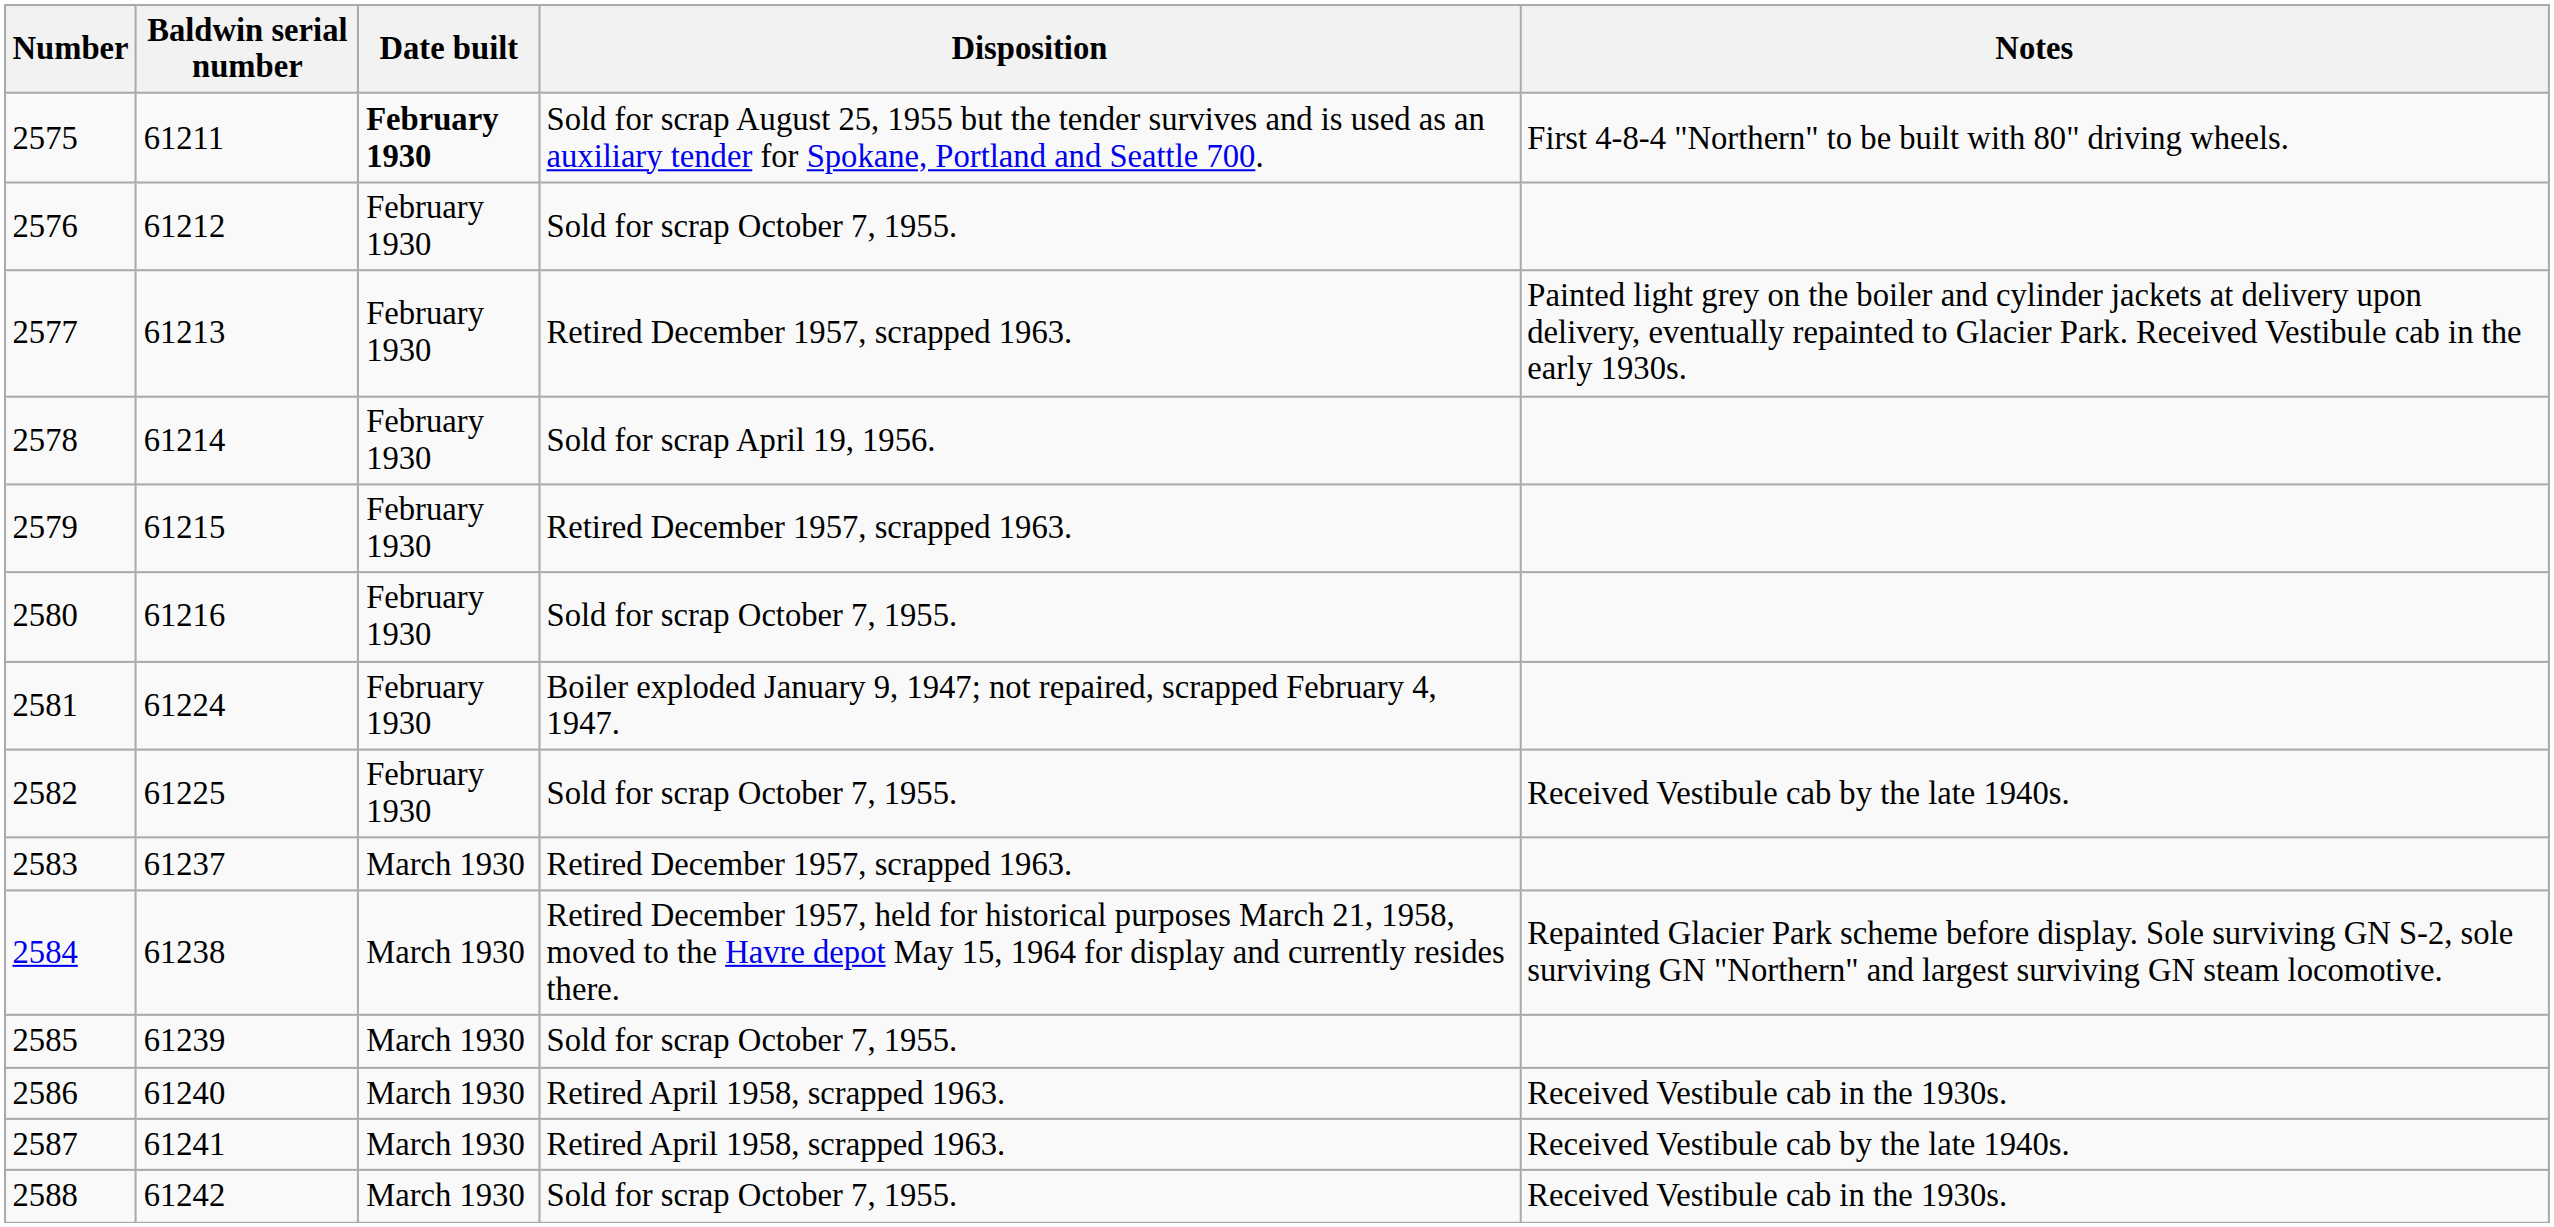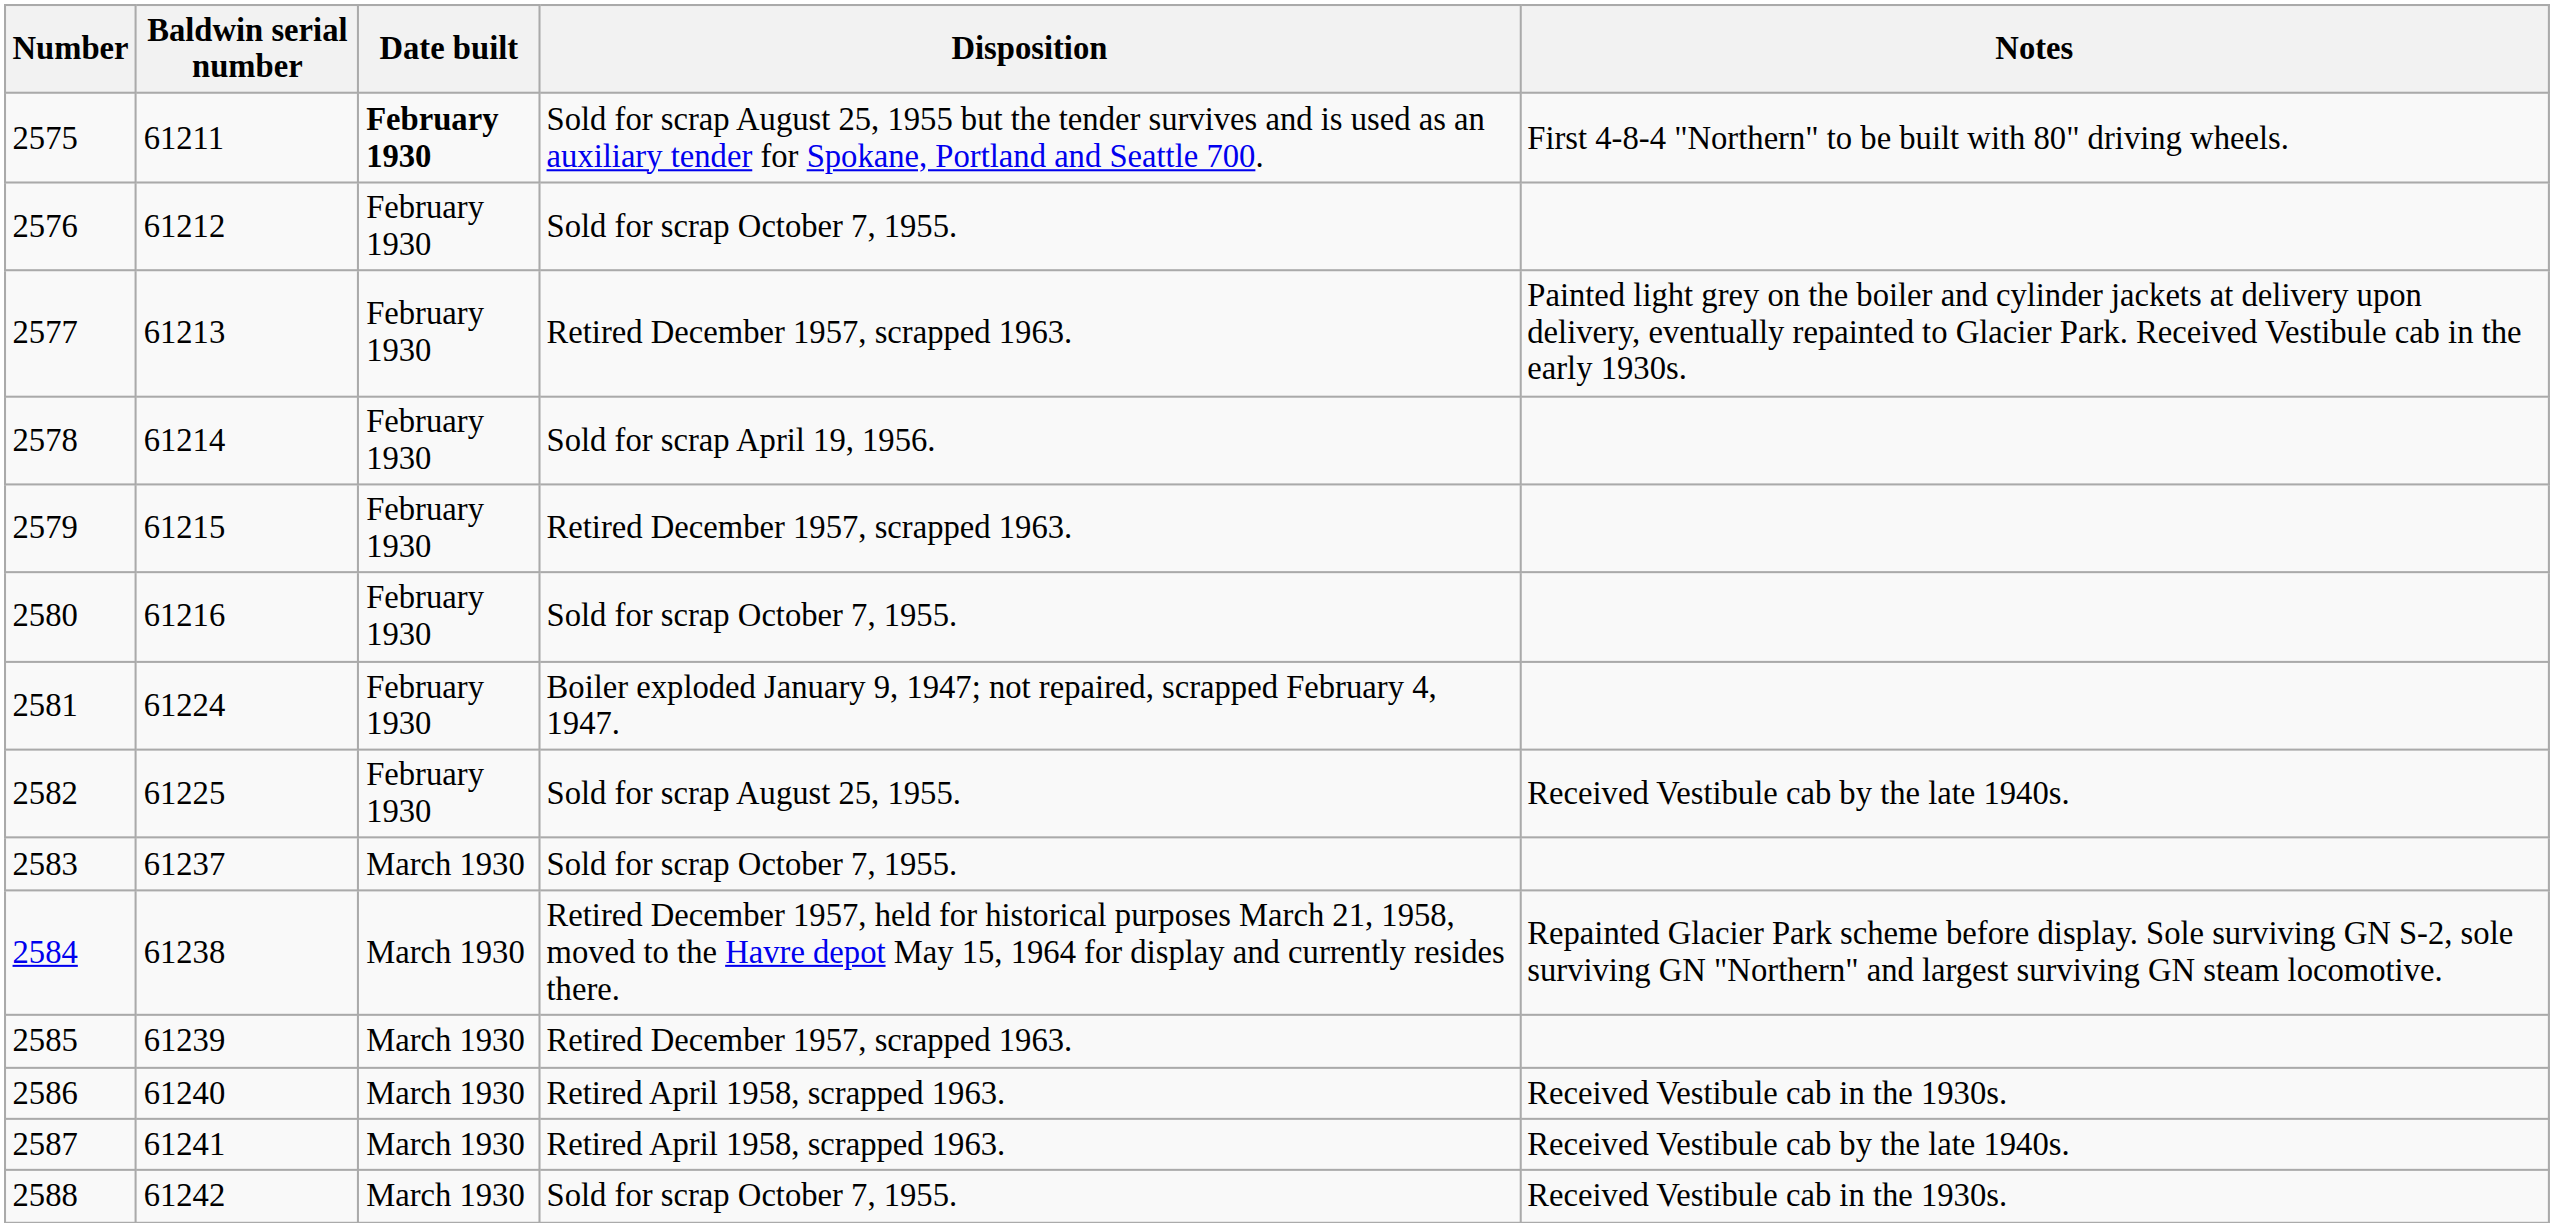(752, 793) Sold for scrap October 7, 1955. -> (754, 793) Sold for scrap August 25, 1955.
(809, 863) Retired December 1957, scrapped 1963. -> (752, 863) Sold for scrap October 7, 1955.
(752, 1040) Sold for scrap October 7, 1955. -> (809, 1040) Retired December 1957, scrapped 1963.
